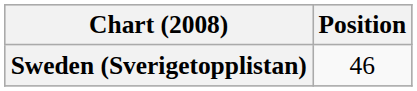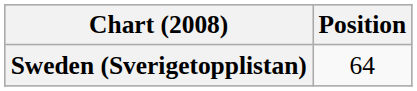(362, 65) 46 -> (362, 65) 64
